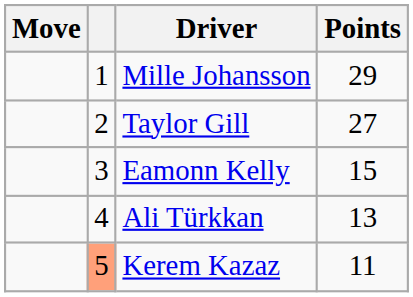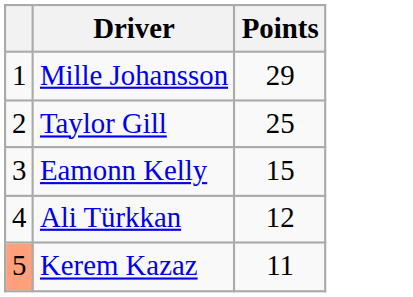- column: (46, 27)
(363, 123) 27 -> (280, 123) 25
(363, 218) 13 -> (280, 218) 12
